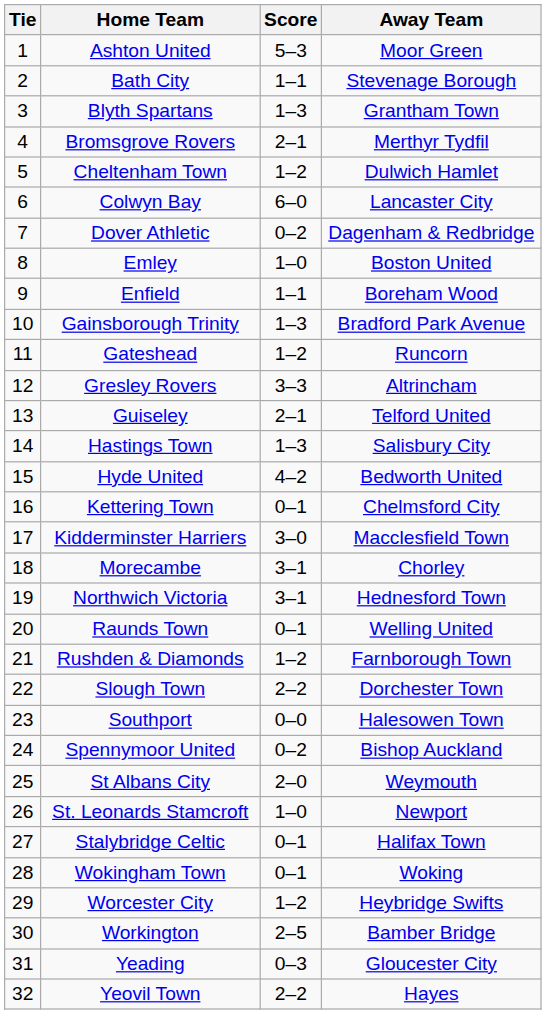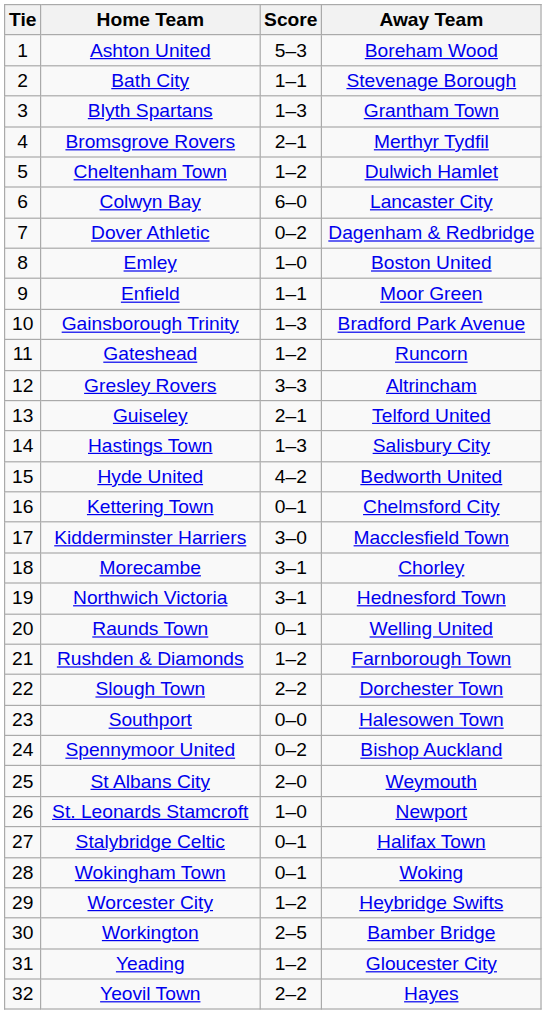(431, 50) Moor Green -> (431, 50) Boreham Wood
(431, 293) Boreham Wood -> (431, 293) Moor Green
(291, 963) 0–3 -> (291, 963) 1–2
